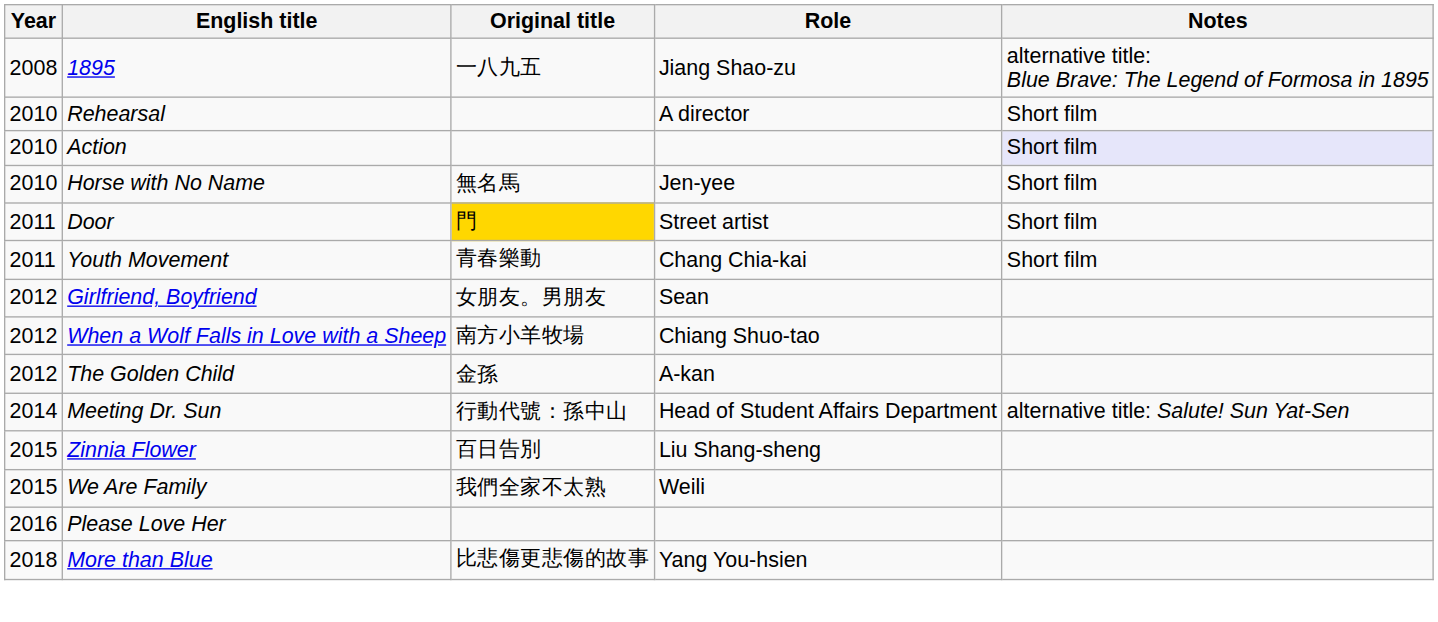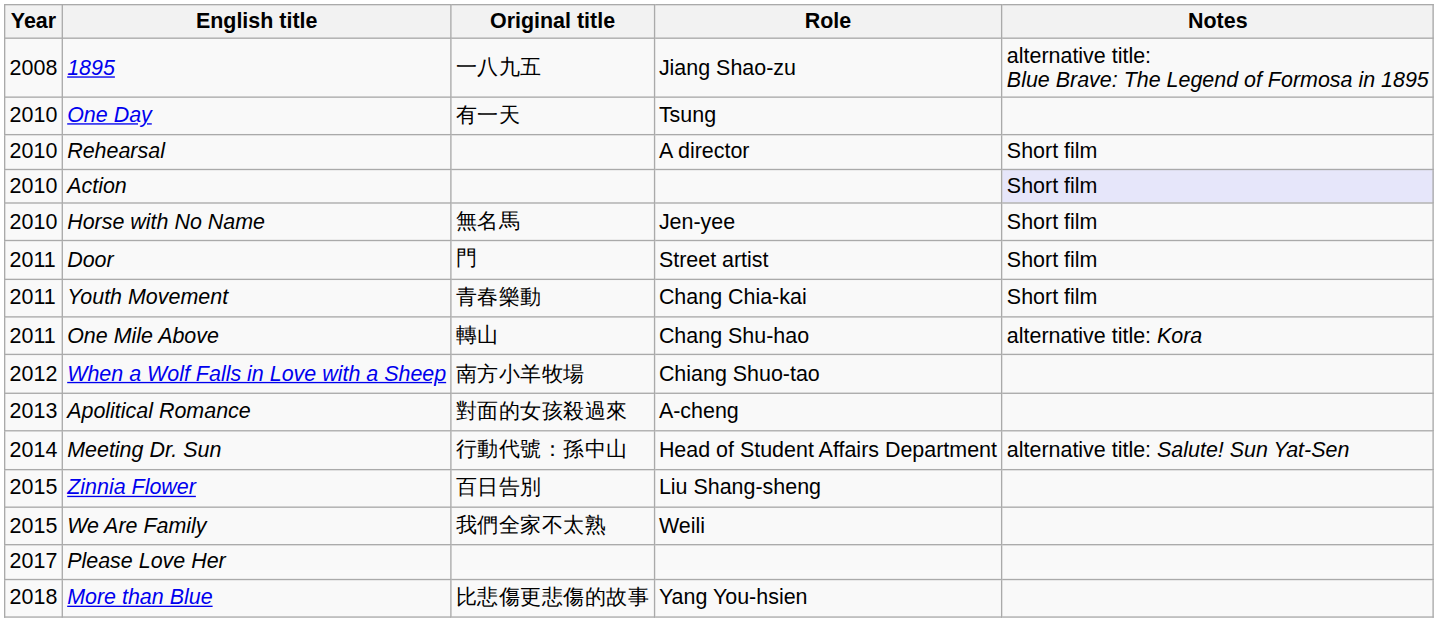+ row: (109, 115)
(467, 220) gold background -> (467, 259) no background
+ row: (143, 335)
- row: (162, 297)
- row: (151, 373)
+ row: (159, 411)
(33, 523) 2016 -> (33, 561) 2017
